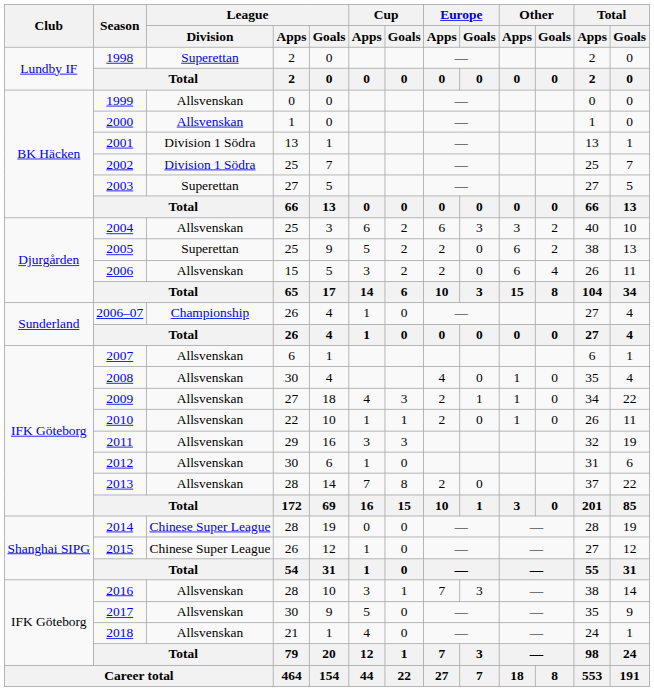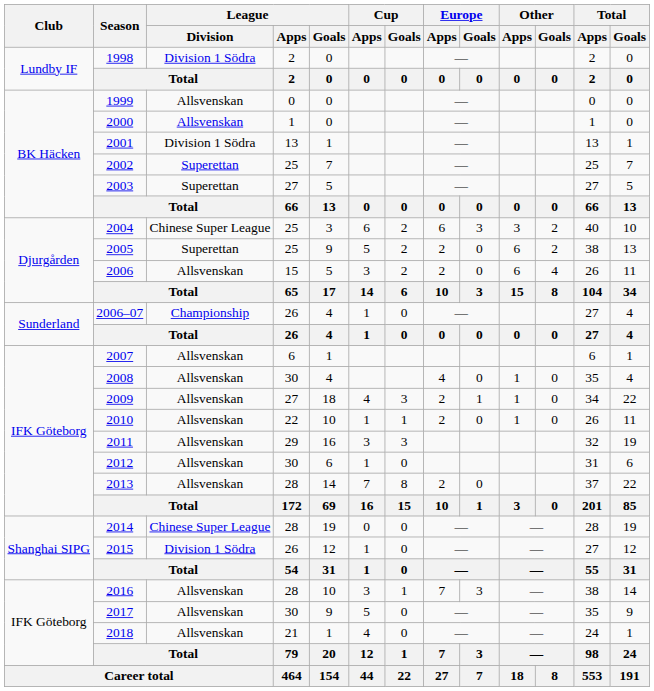(210, 57) Superettan -> (210, 57) Division 1 Södra
(210, 164) Division 1 Södra -> (210, 164) Superettan
(210, 228) Allsvenskan -> (210, 228) Chinese Super League
(210, 548) Chinese Super League -> (210, 548) Division 1 Södra
